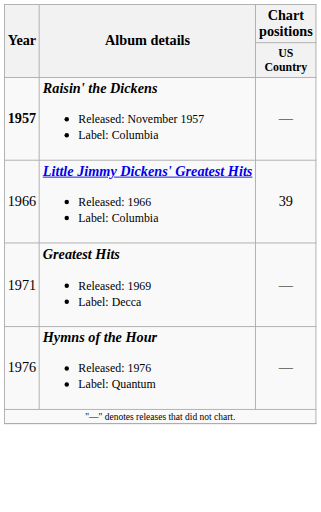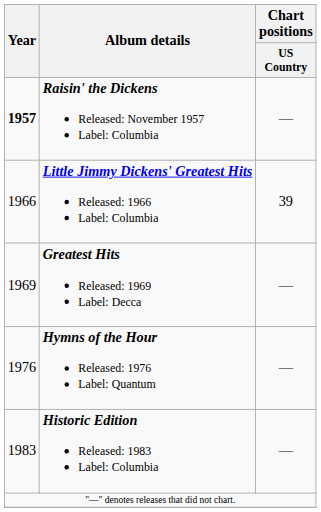(22, 284) 1971 -> (22, 284) 1969
+ row: (148, 444)
